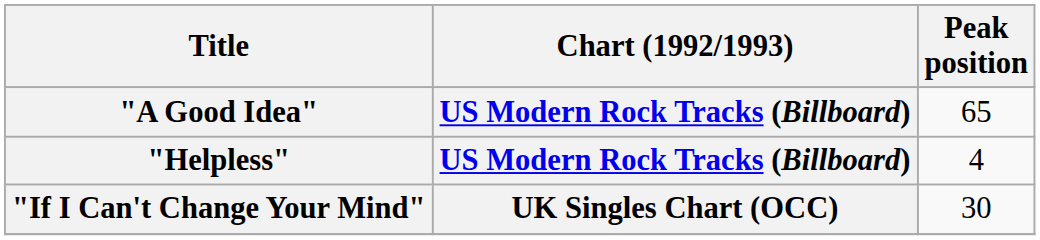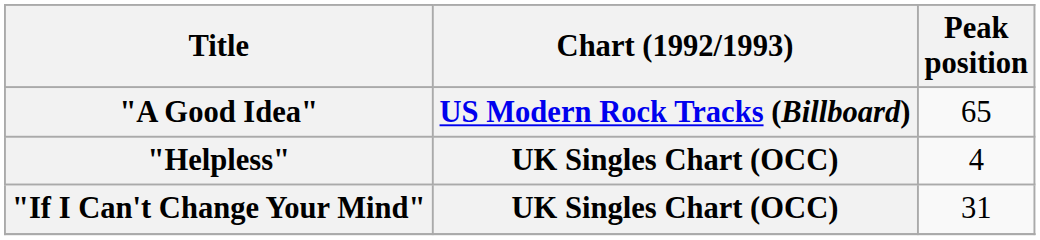(675, 160) US Modern Rock Tracks (Billboard) -> (675, 160) UK Singles Chart (OCC)
(976, 208) 30 -> (976, 208) 31
